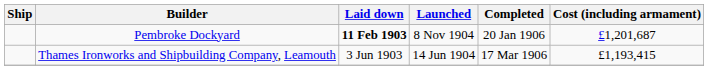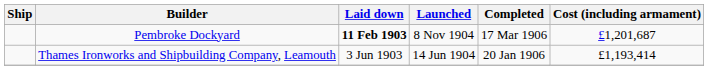(514, 34) 20 Jan 1906 -> (514, 34) 17 Mar 1906
(514, 55) 17 Mar 1906 -> (514, 55) 20 Jan 1906
(627, 55) £1,193,415 -> (627, 55) £1,193,414
